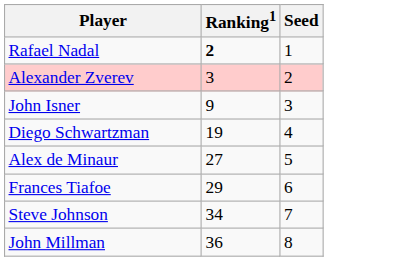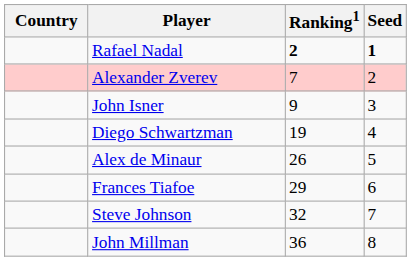+ column: (46, 20)
(288, 50) normal -> (372, 50) bold
(210, 77) 3 -> (293, 77) 7
(214, 159) 27 -> (298, 159) 26
(214, 214) 34 -> (298, 214) 32
